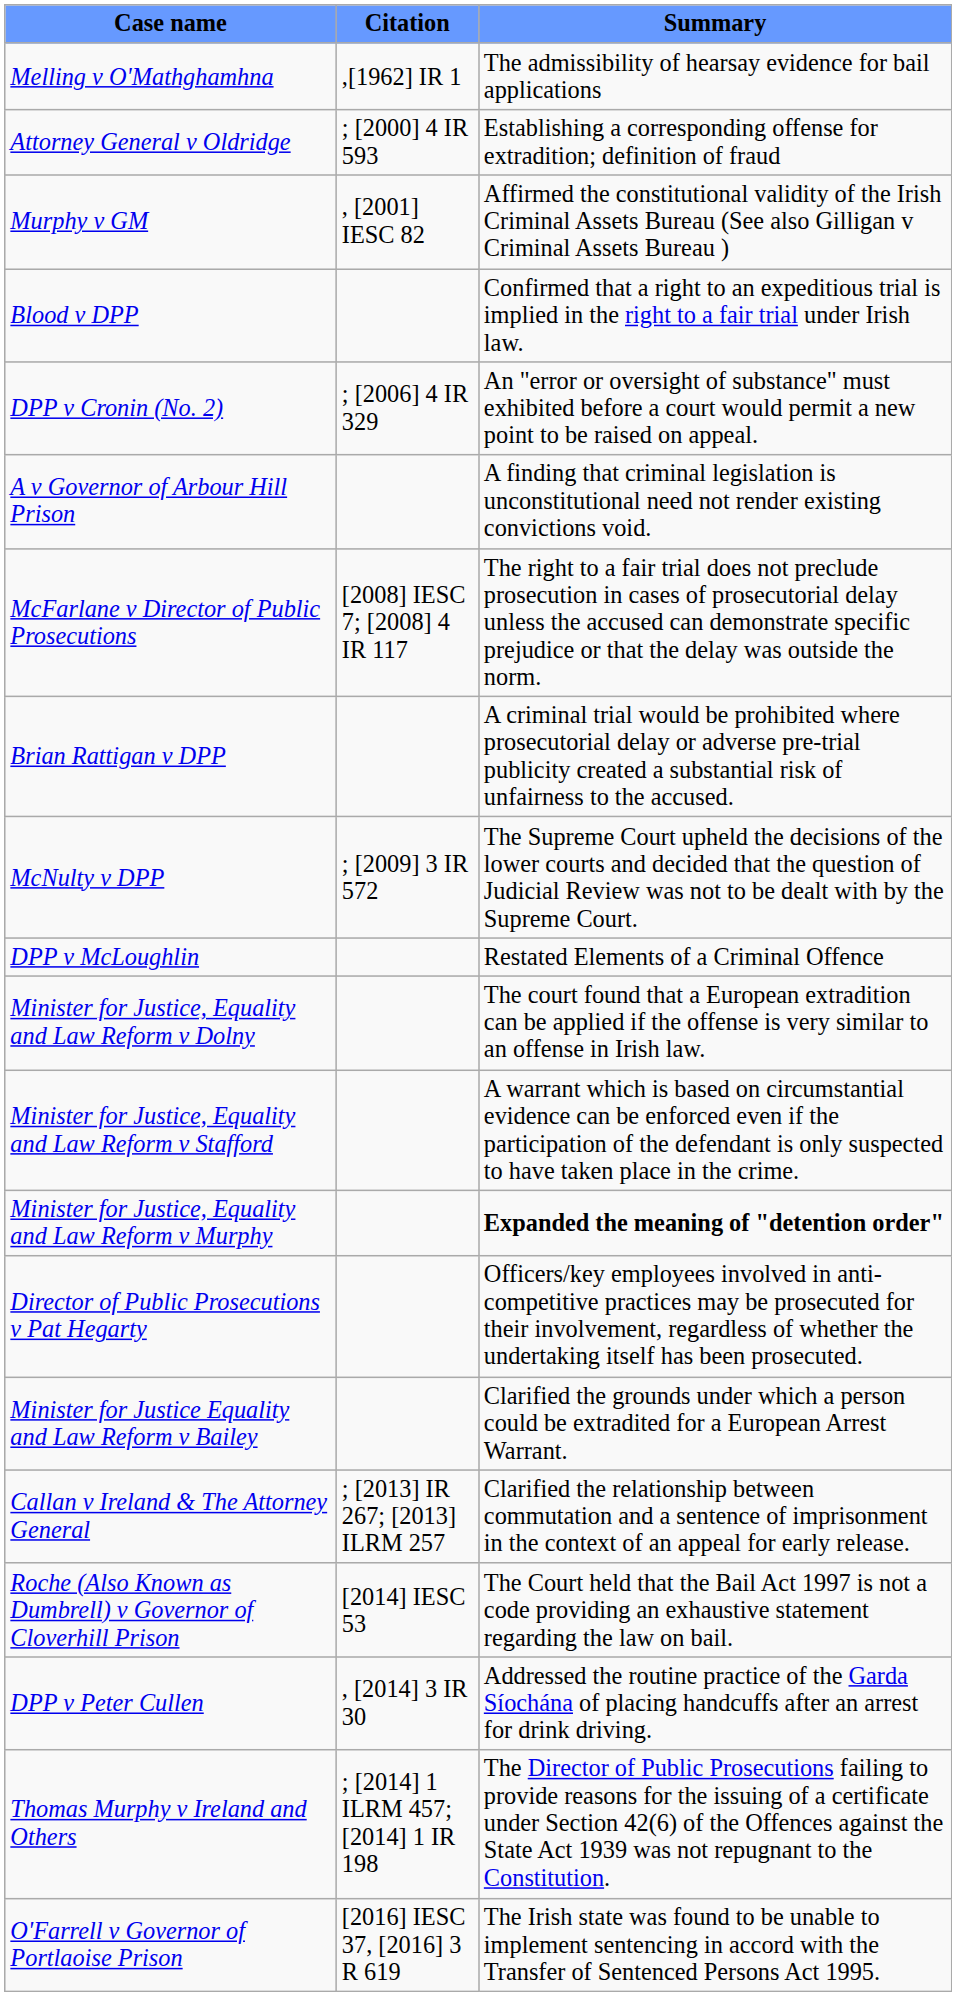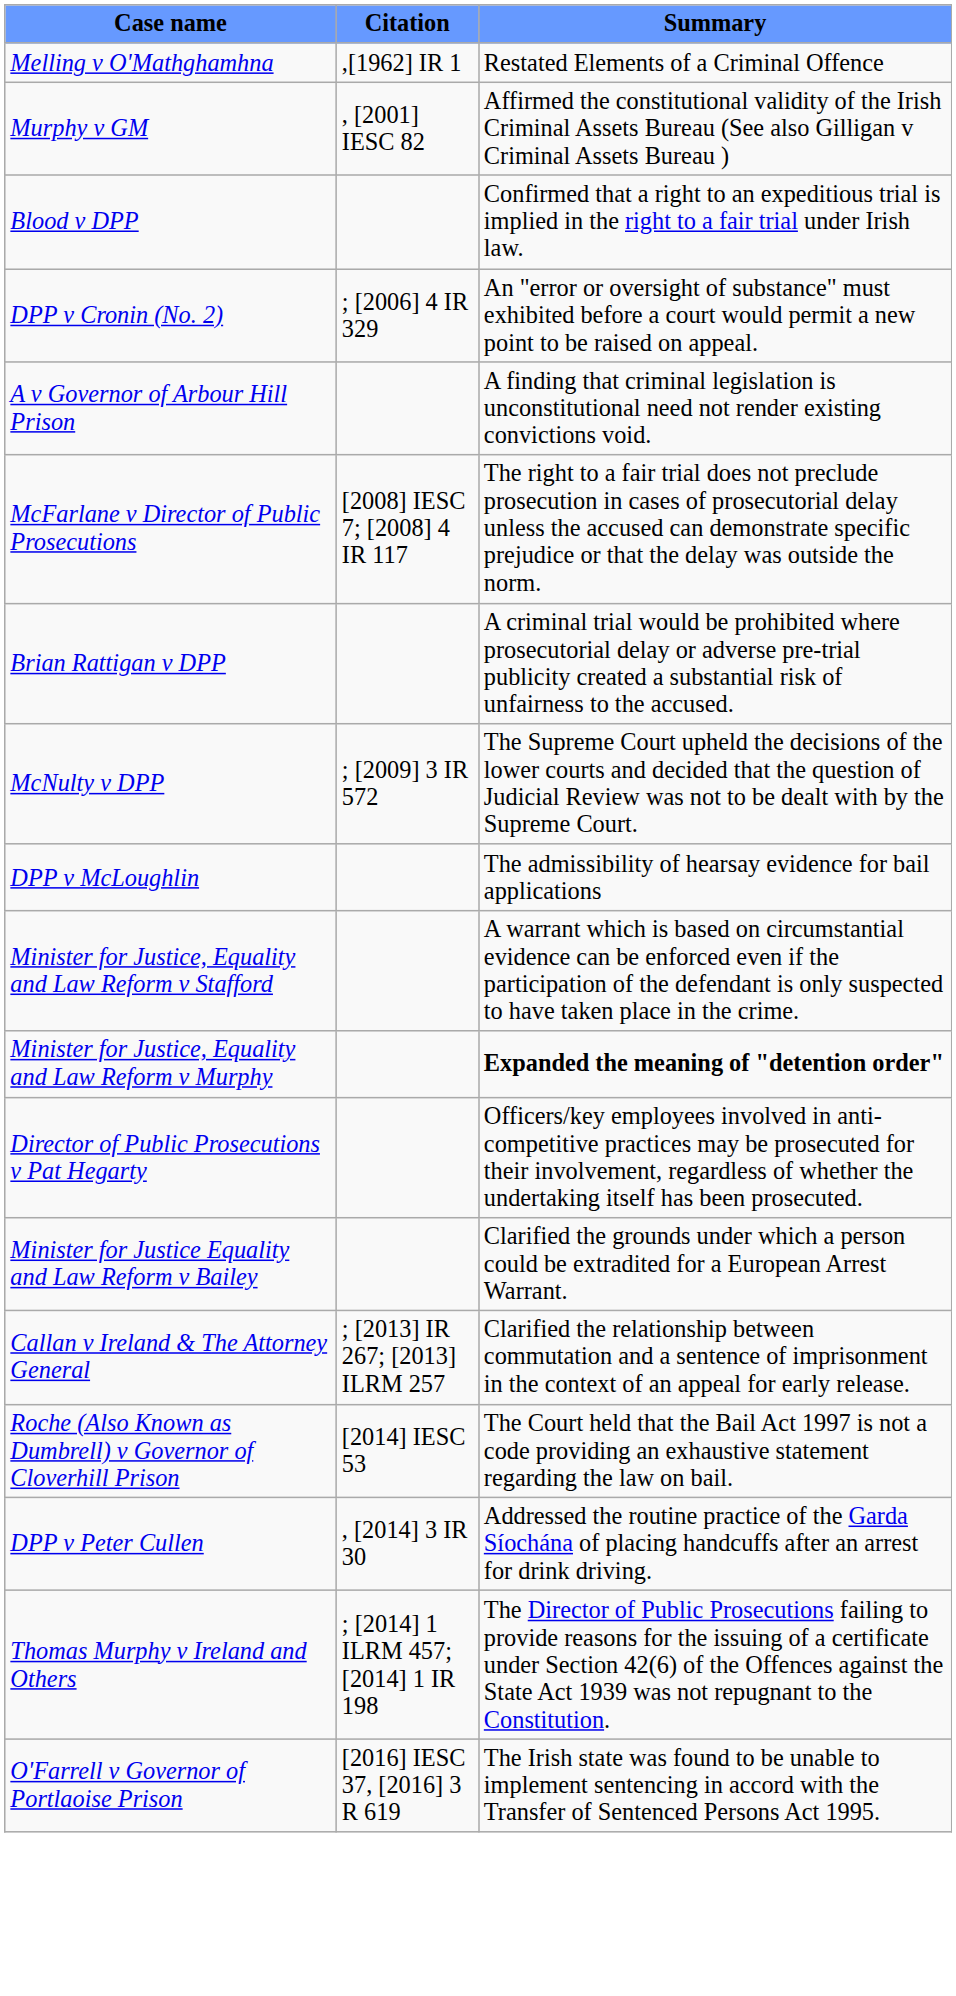(707, 76) The admissibility of hearsay evidence for bail applications -> (684, 62) Restated Elements of a Criminal Offence
- row: (151, 141)
(684, 956) Restated Elements of a Criminal Offence -> (707, 877) The admissibility of hearsay evidence for bail applications
- row: (153, 1022)
